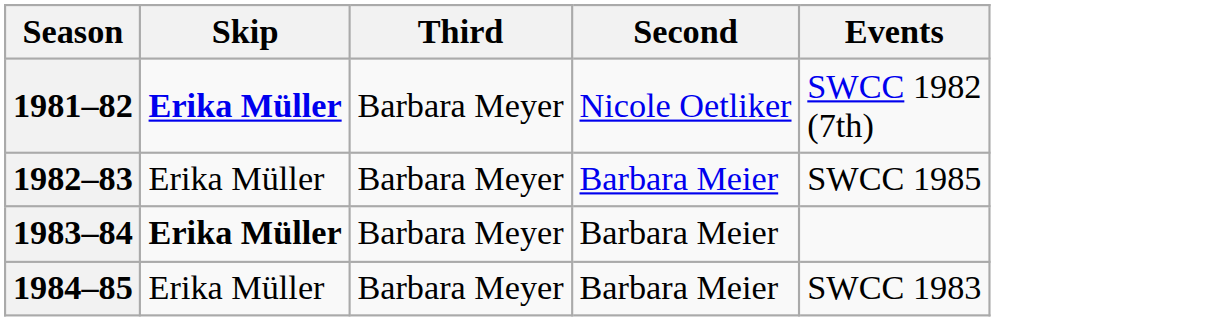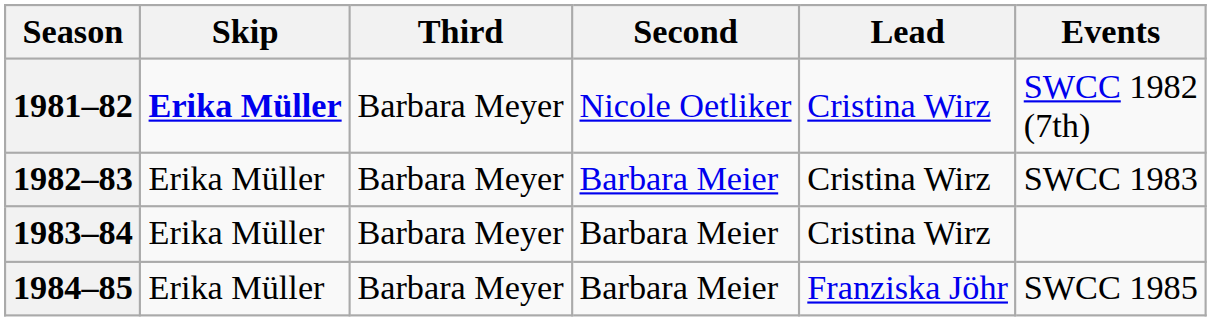+ column: (908, 31)
(894, 178) SWCC 1985 -> (1111, 178) SWCC 1983
(245, 233) bold -> (237, 233) normal
(894, 287) SWCC 1983 -> (1111, 287) SWCC 1985
